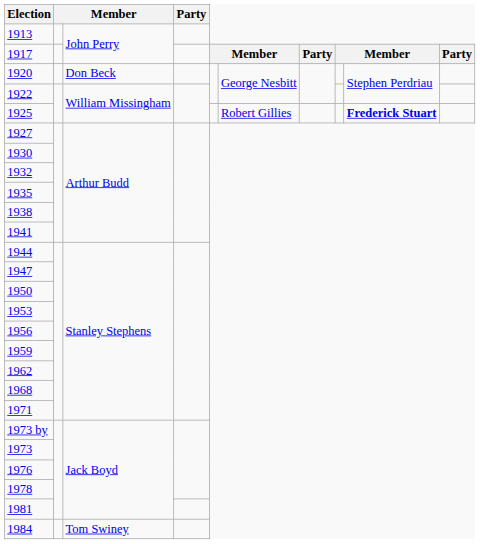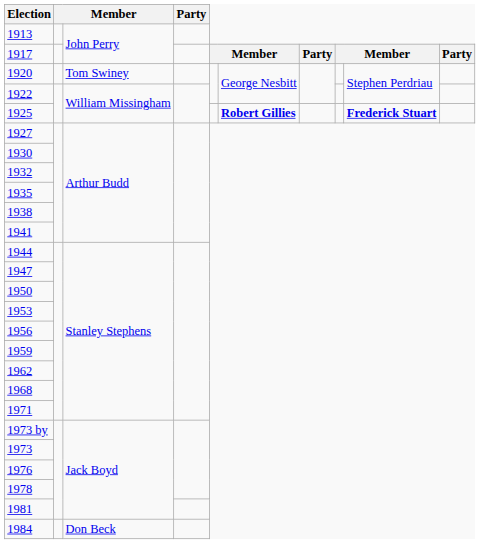(91, 73) Don Beck -> (97, 73) Tom Swiney
(256, 113) normal -> (258, 113) bold
(97, 529) Tom Swiney -> (91, 529) Don Beck
